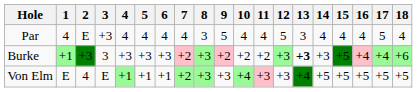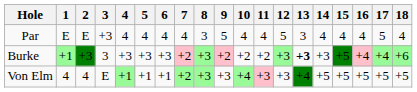(66, 35) 4 -> (66, 35) E
(66, 76) E -> (66, 76) 4
